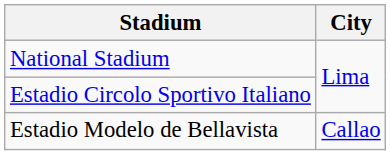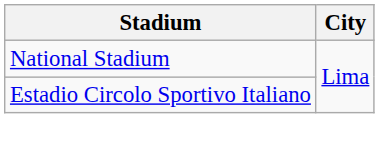- row: (144, 130)
